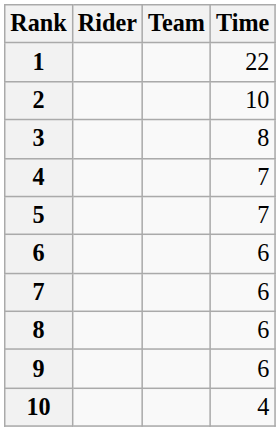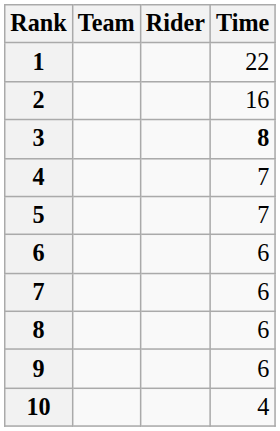columns swapped: (107, 23) <-> (176, 23)
(257, 100) 10 -> (257, 100) 16
(263, 138) normal -> (263, 138) bold
